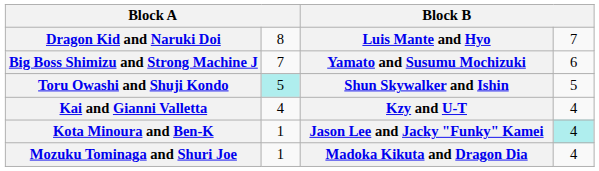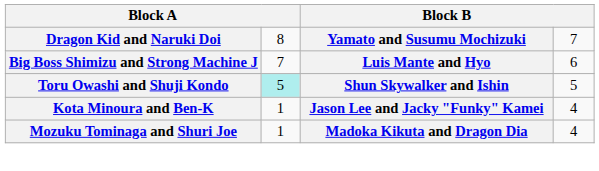(427, 39) Luis Mante and Hyo -> (427, 39) Yamato and Susumu Mochizuki
(427, 62) Yamato and Susumu Mochizuki -> (427, 62) Luis Mante and Hyo
- row: (133, 108)
(574, 131) paleturquoise background -> (574, 108) no background
